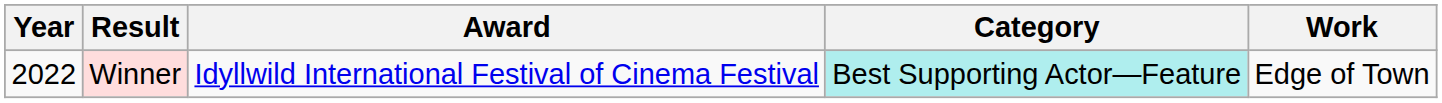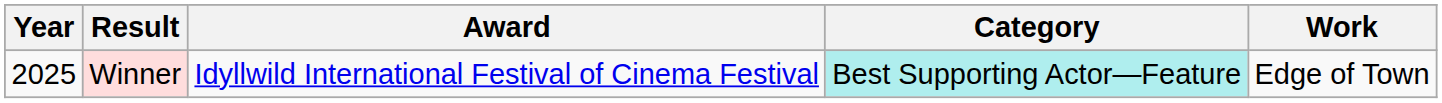(44, 73) 2022 -> (44, 73) 2025
